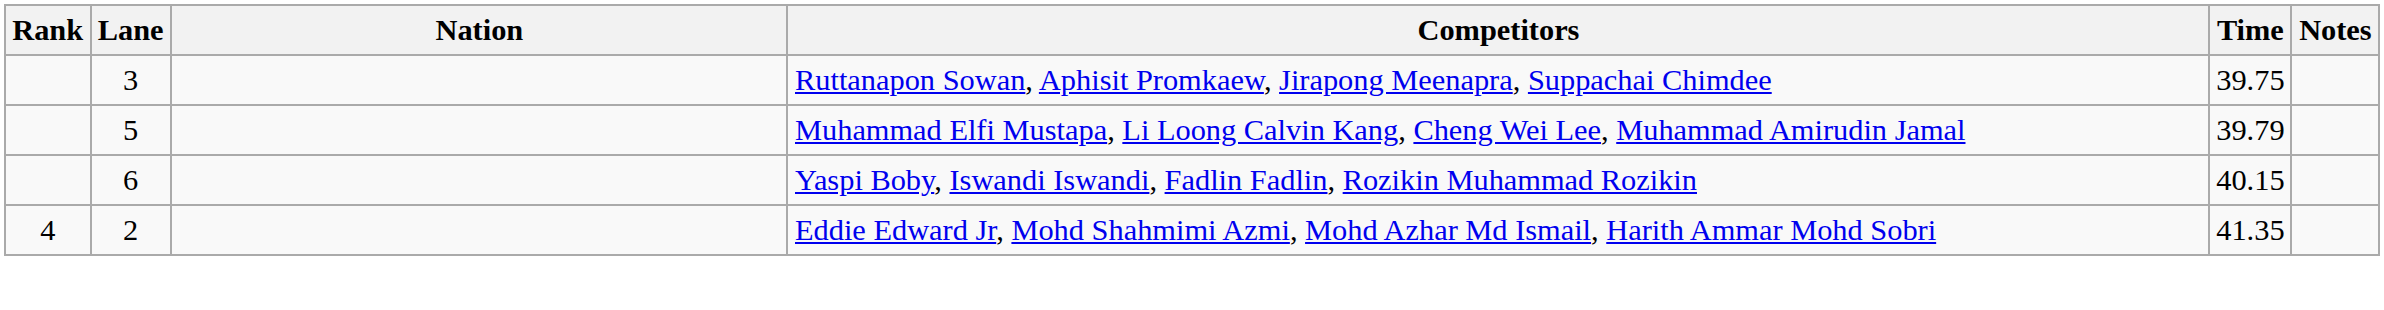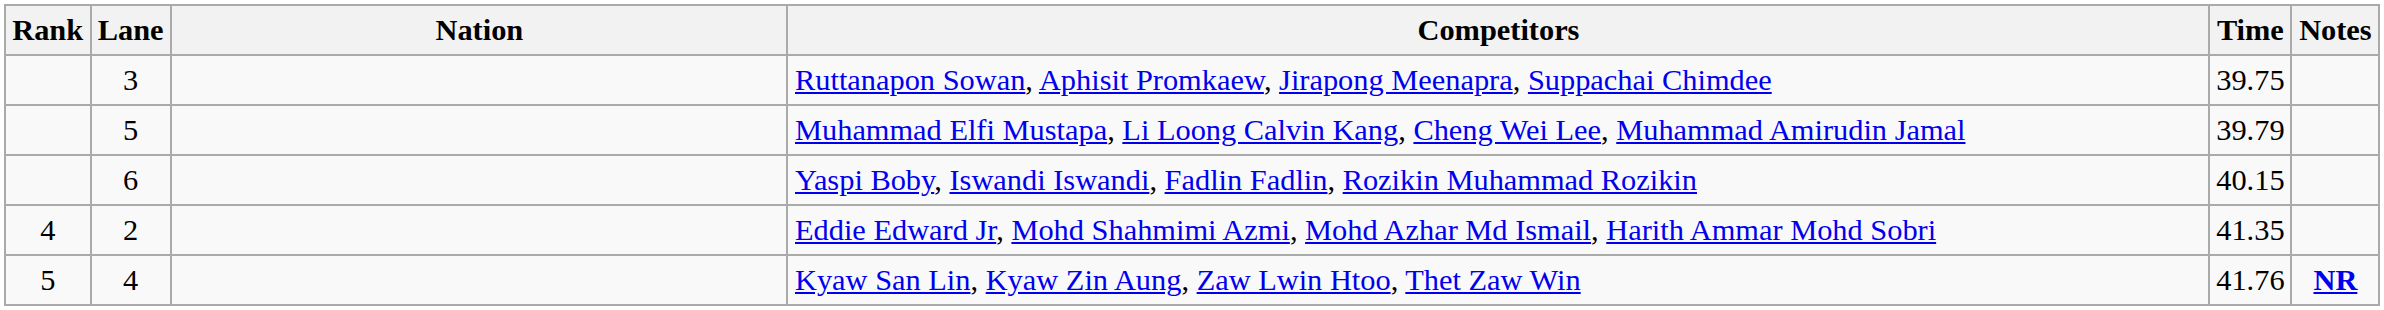+ row: (1188, 280)
